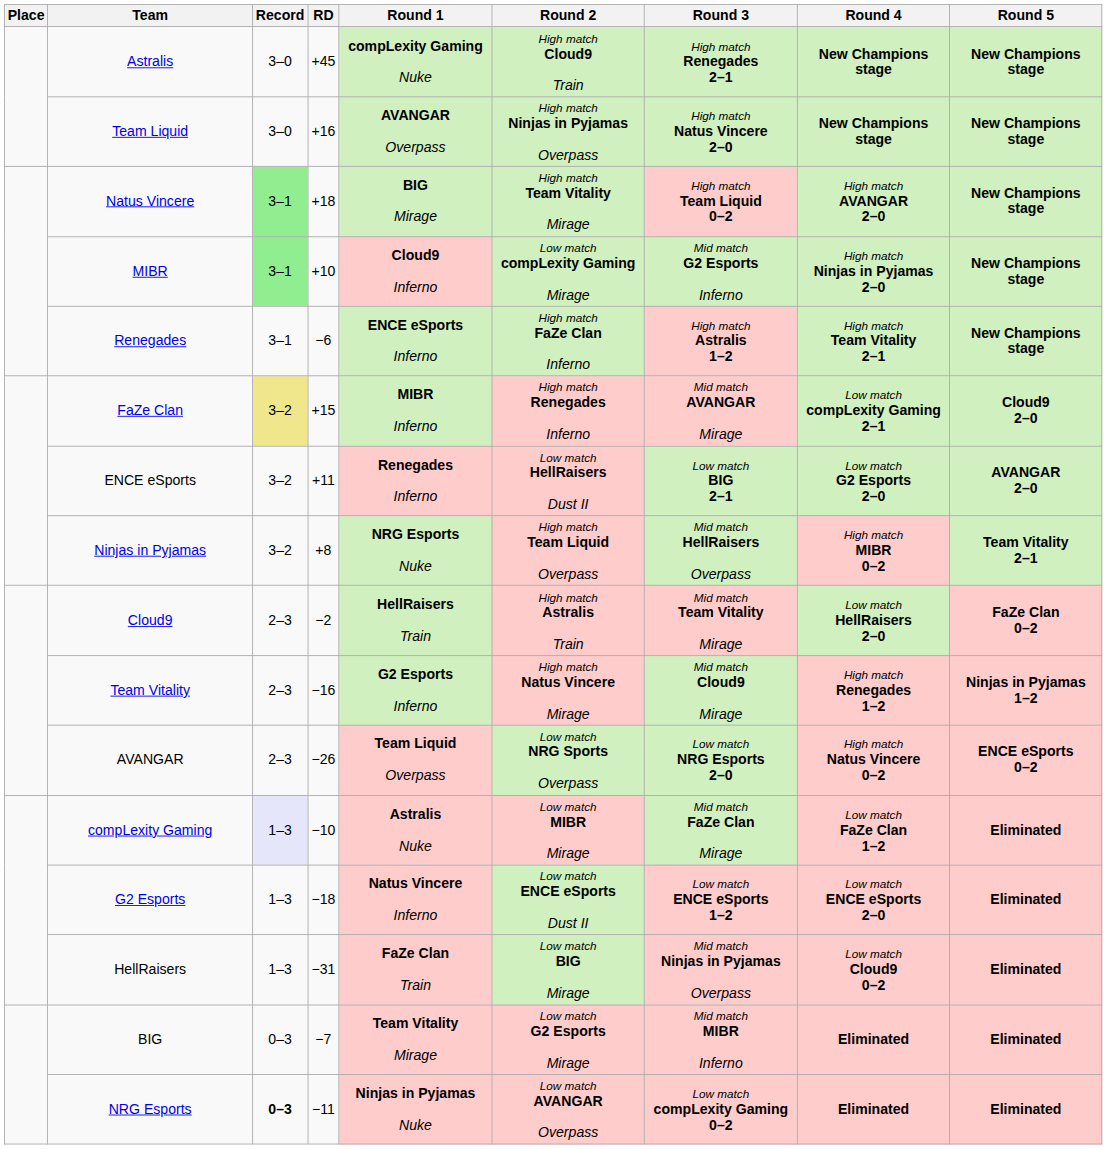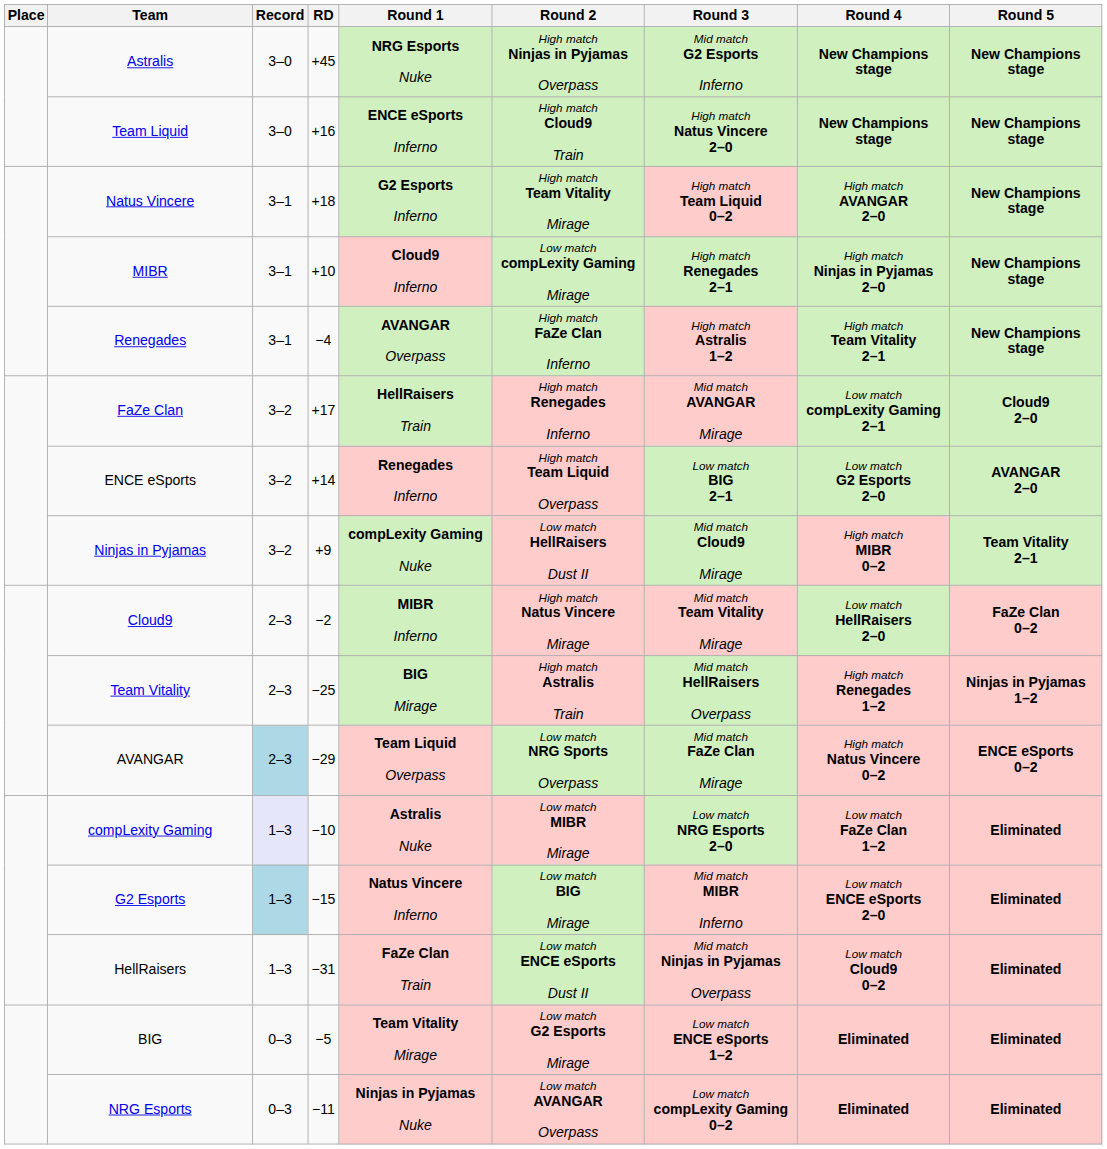(415, 61) compLexity Gaming Nuke -> (415, 61) NRG Esports Nuke
(568, 62) High match Cloud9 Train -> (568, 62) High match Ninjas in Pyjamas Overpass
(721, 62) High match Renegades 2–1 -> (721, 62) Mid match G2 Esports Inferno
(415, 131) AVANGAR Overpass -> (415, 131) ENCE eSports Inferno
(568, 132) High match Ninjas in Pyjamas Overpass -> (568, 132) High match Cloud9 Train
(280, 201) lightgreen background -> (280, 201) no background
(415, 201) BIG Mirage -> (415, 201) G2 Esports Inferno
(280, 271) lightgreen background -> (280, 271) no background
(721, 272) Mid match G2 Esports Inferno -> (721, 272) High match Renegades 2–1
(323, 341) −6 -> (323, 341) −4
(415, 341) ENCE eSports Inferno -> (415, 341) AVANGAR Overpass
(280, 411) khaki background -> (280, 411) no background
(323, 411) +15 -> (323, 411) +17
(415, 411) MIBR Inferno -> (415, 411) HellRaisers Train
(323, 480) +11 -> (323, 480) +14
(568, 481) Low match HellRaisers Dust II -> (568, 481) High match Team Liquid Overpass
(323, 550) +8 -> (323, 550) +9
(415, 550) NRG Esports Nuke -> (415, 550) compLexity Gaming Nuke
(568, 551) High match Team Liquid Overpass -> (568, 551) Low match HellRaisers Dust II
(721, 551) Mid match HellRaisers Overpass -> (721, 551) Mid match Cloud9 Mirage
(415, 620) HellRaisers Train -> (415, 620) MIBR Inferno
(568, 621) High match Astralis Train -> (568, 621) High match Natus Vincere Mirage
(323, 690) −16 -> (323, 690) −25
(415, 690) G2 Esports Inferno -> (415, 690) BIG Mirage
(568, 691) High match Natus Vincere Mirage -> (568, 691) High match Astralis Train
(721, 691) Mid match Cloud9 Mirage -> (721, 691) Mid match HellRaisers Overpass
(280, 760) no background -> (280, 760) lightblue background
(323, 760) −26 -> (323, 760) −29
(721, 761) Low match NRG Esports 2–0 -> (721, 761) Mid match FaZe Clan Mirage
(721, 830) Mid match FaZe Clan Mirage -> (721, 830) Low match NRG Esports 2–0
(280, 899) no background -> (280, 899) lightblue background
(323, 899) −18 -> (323, 899) −15
(568, 900) Low match ENCE eSports Dust II -> (568, 900) Low match BIG Mirage
(721, 900) Low match ENCE eSports 1–2 -> (721, 900) Mid match MIBR Inferno
(568, 970) Low match BIG Mirage -> (568, 970) Low match ENCE eSports Dust II
(323, 1039) −7 -> (323, 1039) −5
(721, 1040) Mid match MIBR Inferno -> (721, 1040) Low match ENCE eSports 1–2
(280, 1109) bold -> (280, 1109) normal
